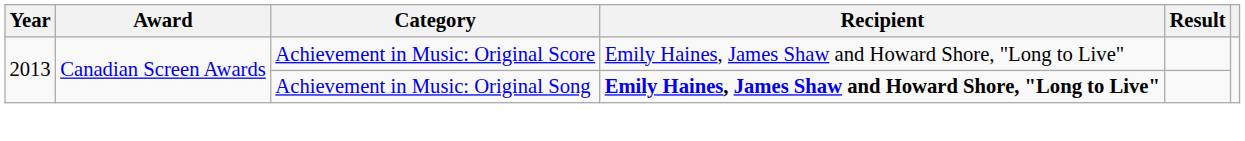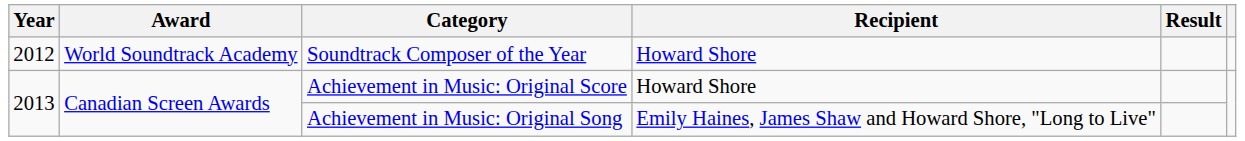+ row: (447, 53)
(864, 53) Emily Haines, James Shaw and Howard Shore, "Long to Live" -> (696, 86) Howard Shore
(882, 86) bold -> (896, 119) normal
